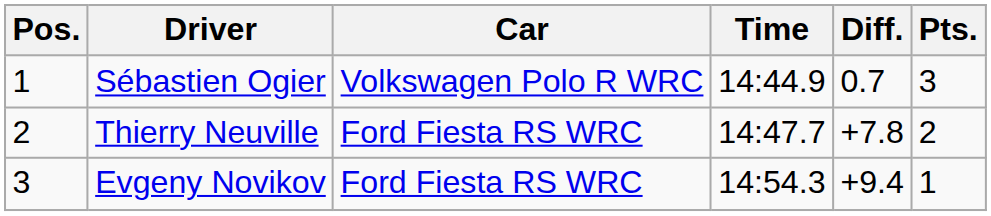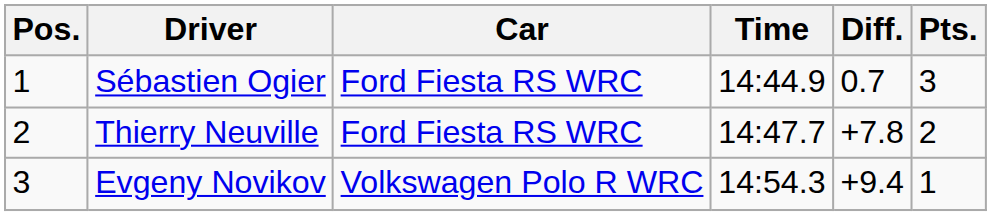(522, 81) Volkswagen Polo R WRC -> (492, 81) Ford Fiesta RS WRC
(492, 183) Ford Fiesta RS WRC -> (522, 183) Volkswagen Polo R WRC
